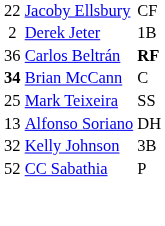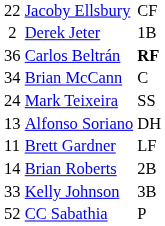(12, 78) bold -> (12, 78) normal
(12, 100) 25 -> (12, 100) 24
+ row: (70, 146)
+ row: (71, 168)
(12, 146) 32 -> (12, 191) 33
